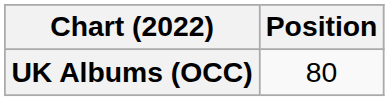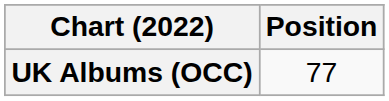(322, 71) 80 -> (322, 71) 77
